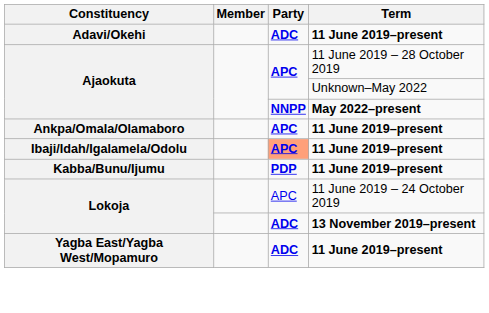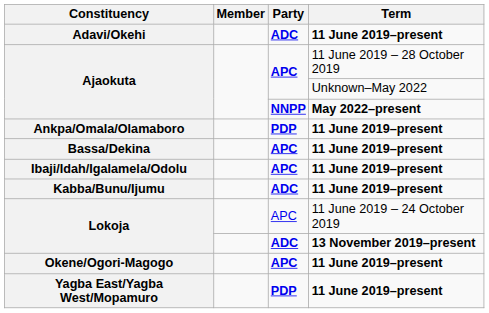(284, 128) APC -> (284, 128) PDP
+ row: (109, 149)
(284, 149) lightsalmon background -> (284, 169) no background
(284, 169) PDP -> (284, 189) ADC
+ row: (109, 263)
(284, 250) ADC -> (284, 290) PDP
